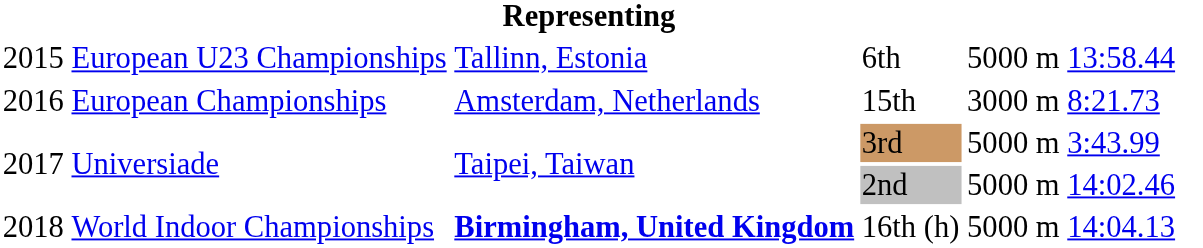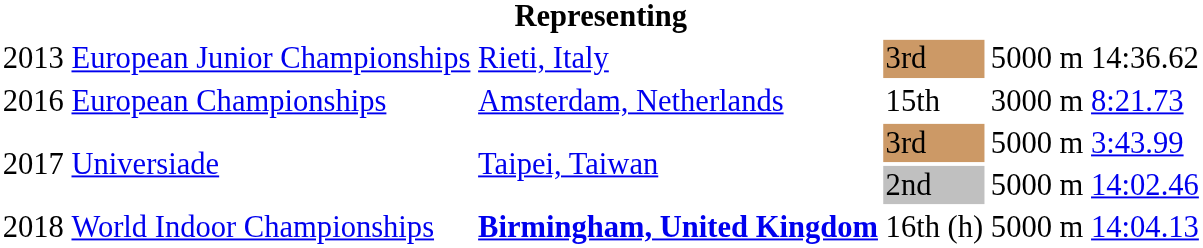+ row: (33, 58)
- row: (33, 58)
